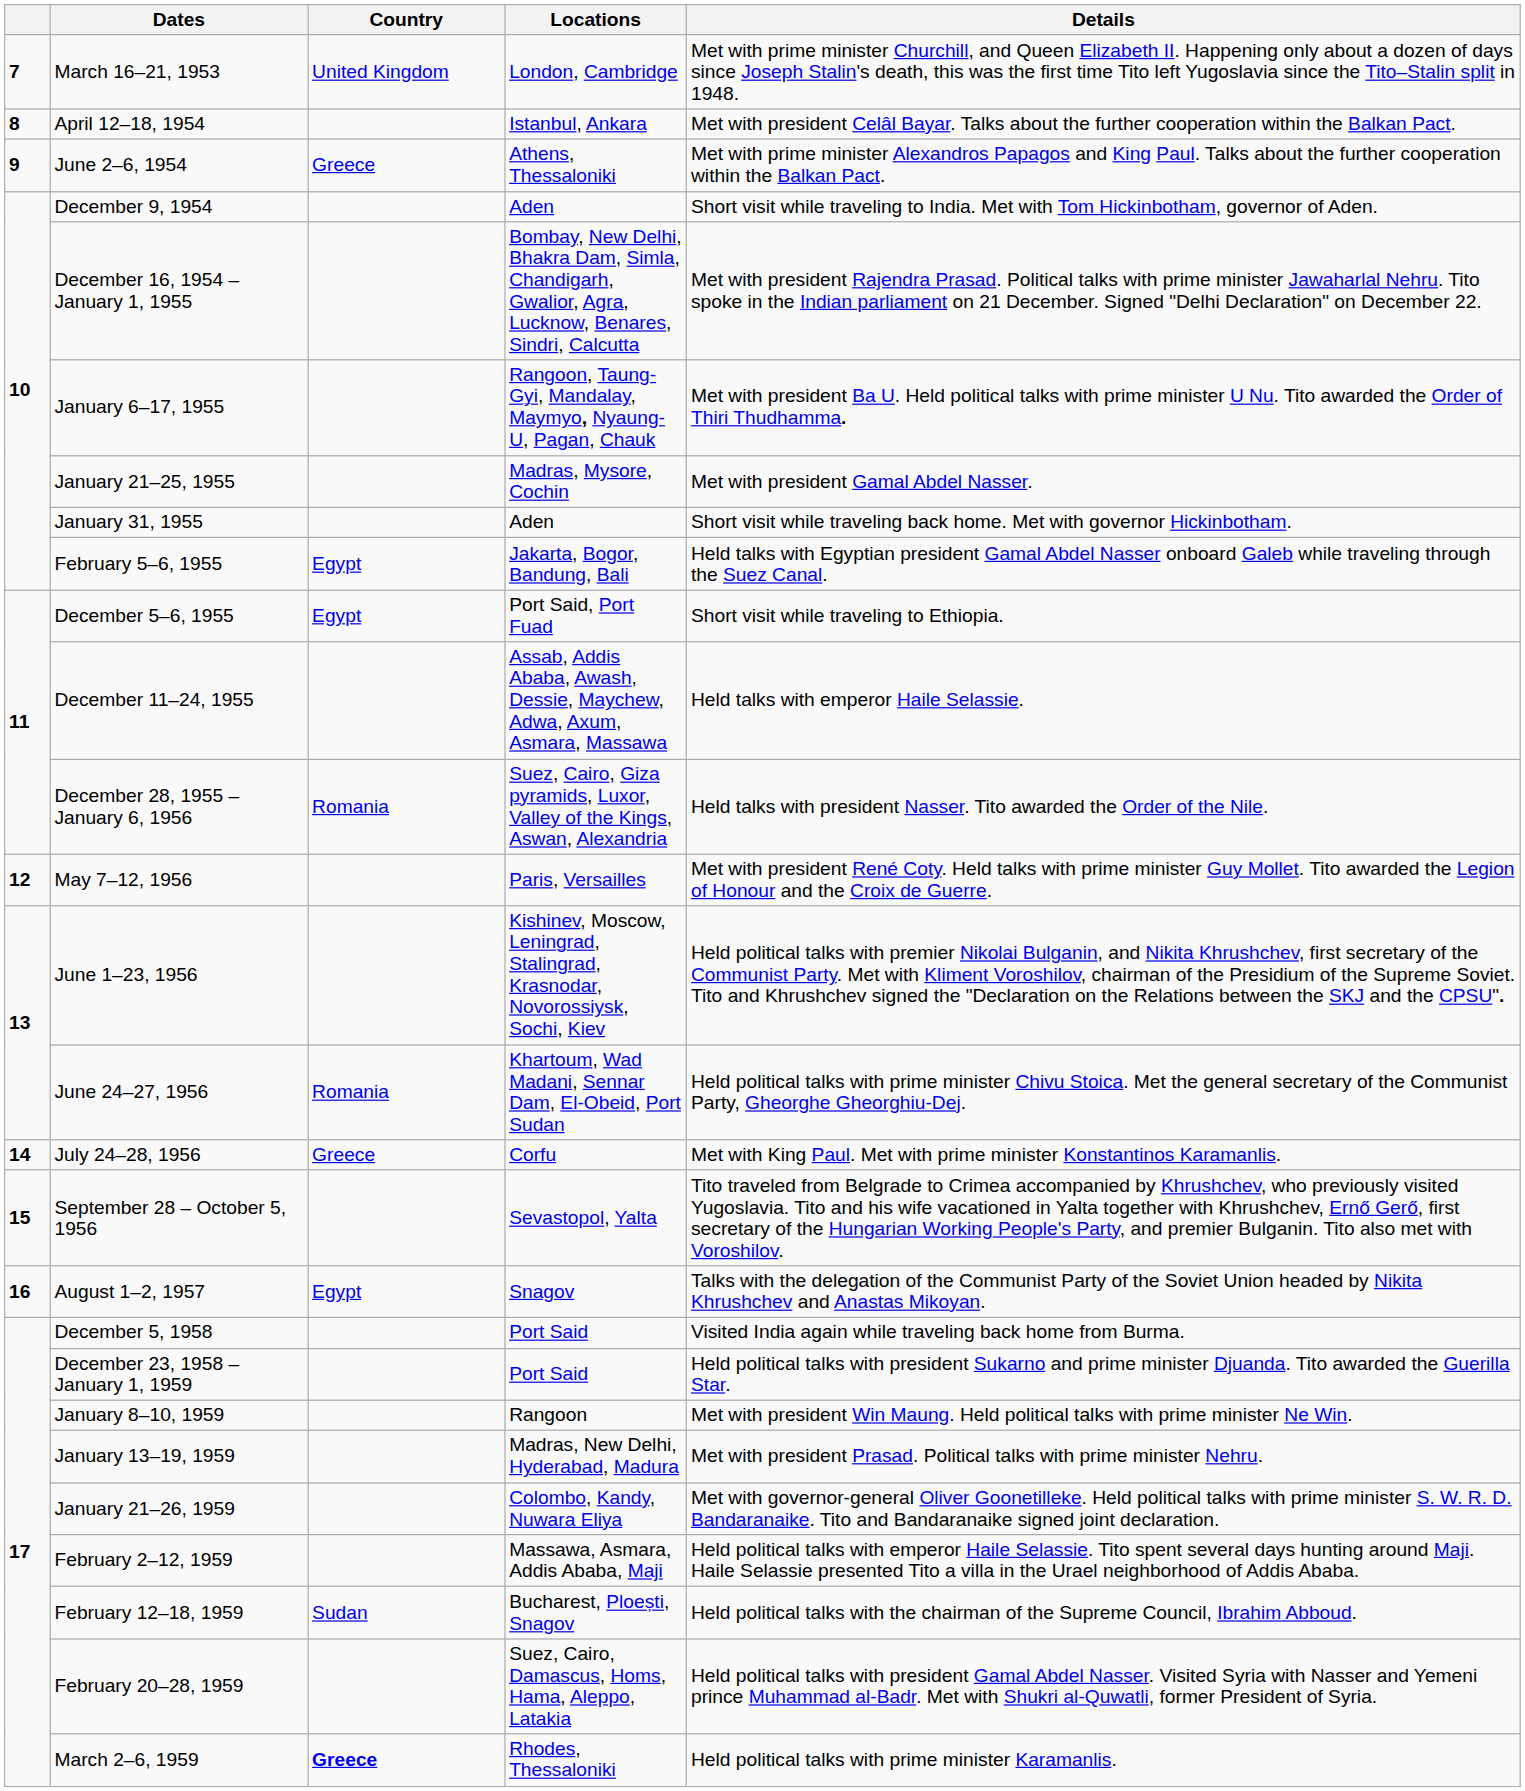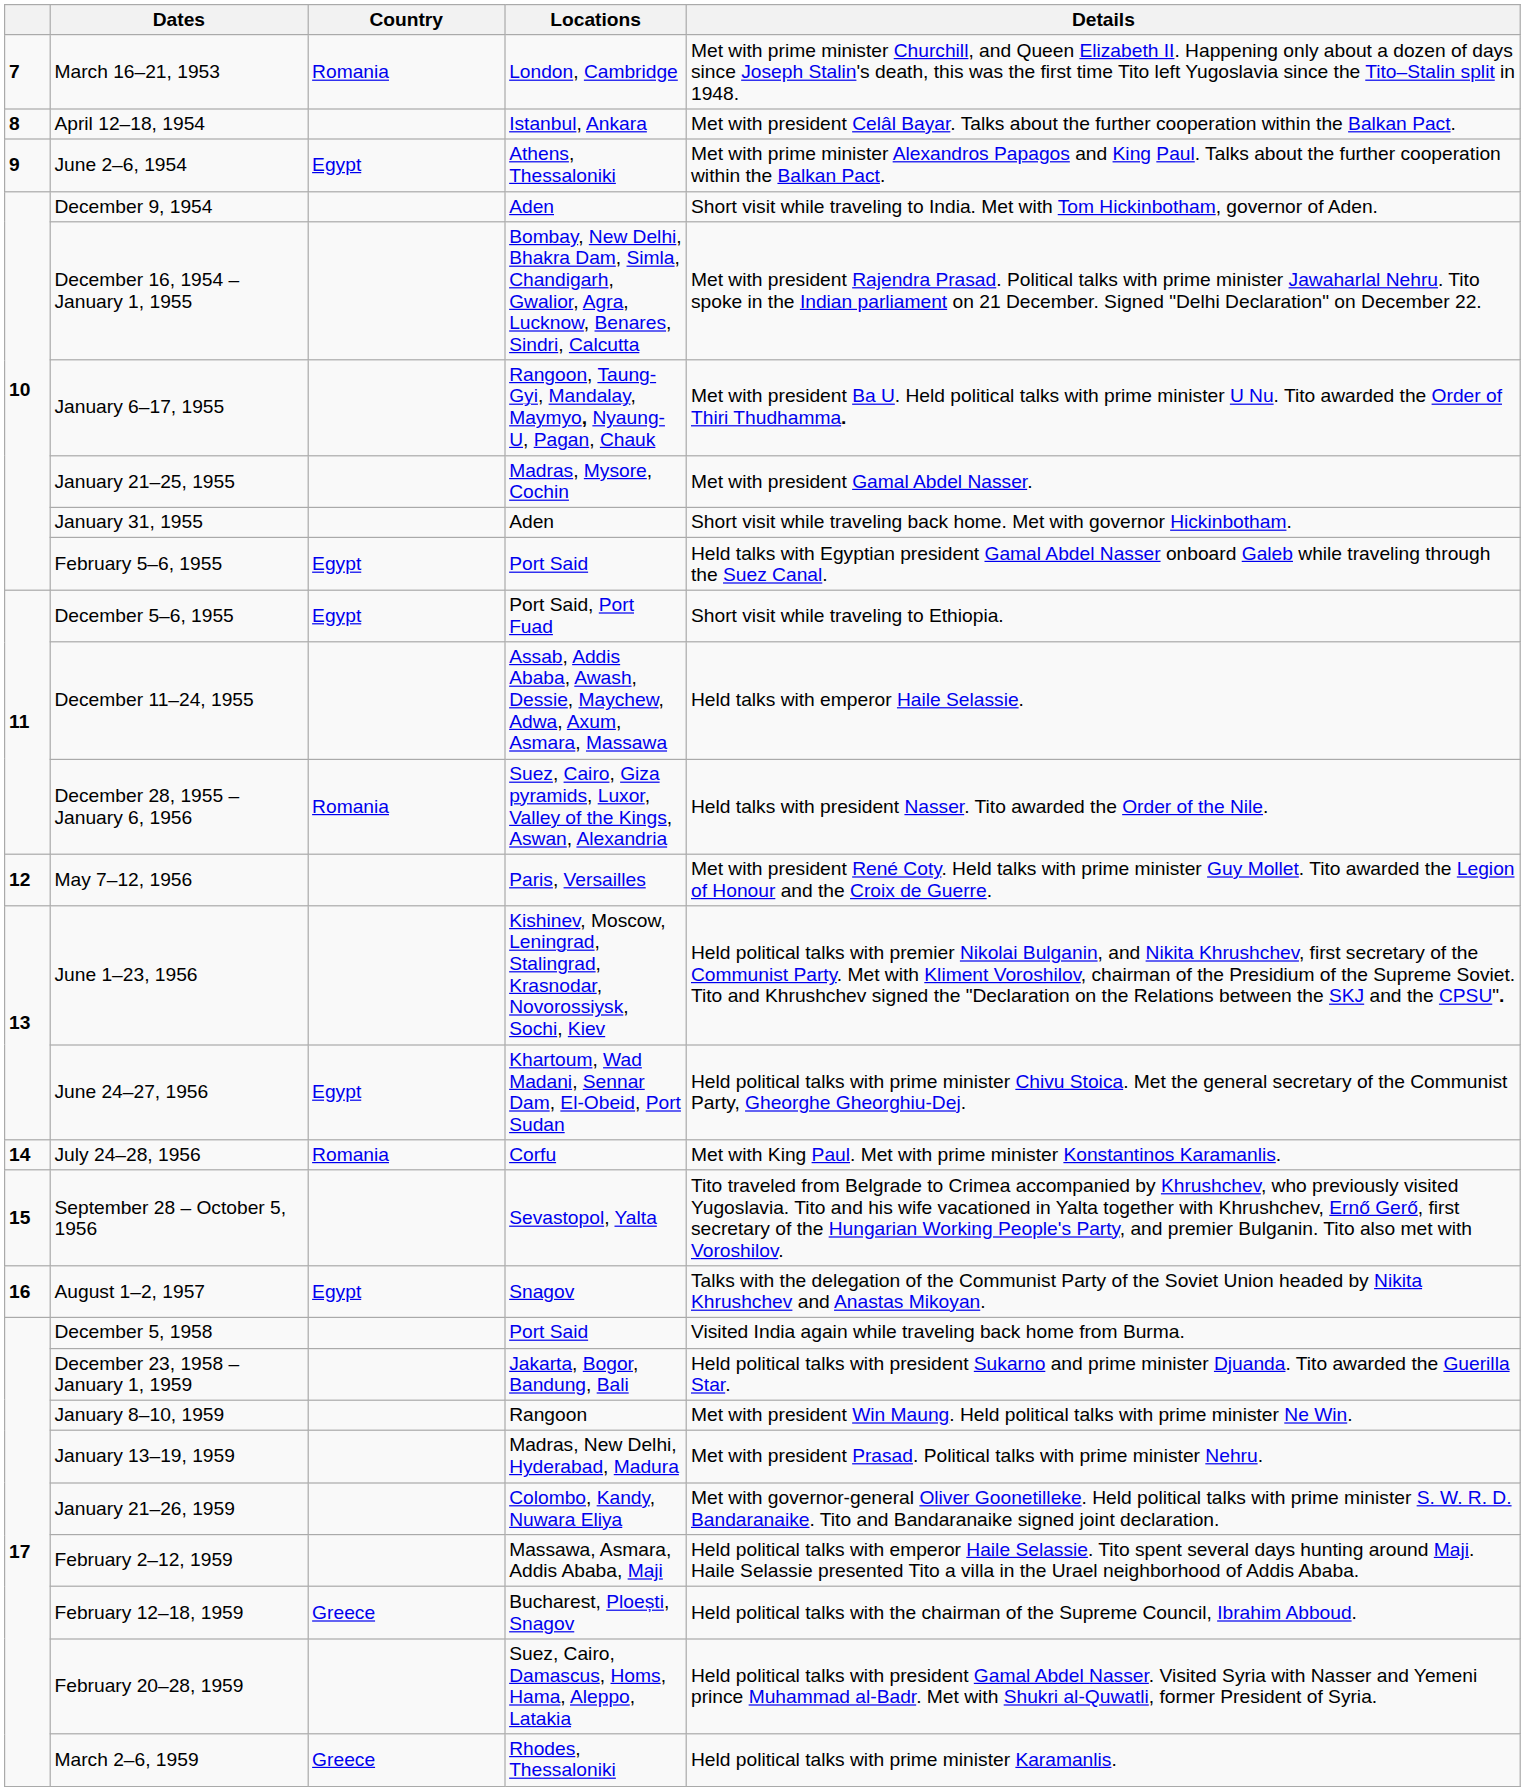(380, 71) United Kingdom -> (351, 71) Romania
(344, 165) Greece -> (337, 165) Egypt
(574, 563) Jakarta, Bogor, Bandung, Bali -> (549, 563) Port Said
(351, 1092) Romania -> (337, 1092) Egypt
(344, 1154) Greece -> (351, 1154) Romania
(549, 1373) Port Said -> (574, 1373) Jakarta, Bogor, Bandung, Bali
(340, 1612) Sudan -> (344, 1612) Greece
(345, 1759) bold -> (344, 1759) normal
